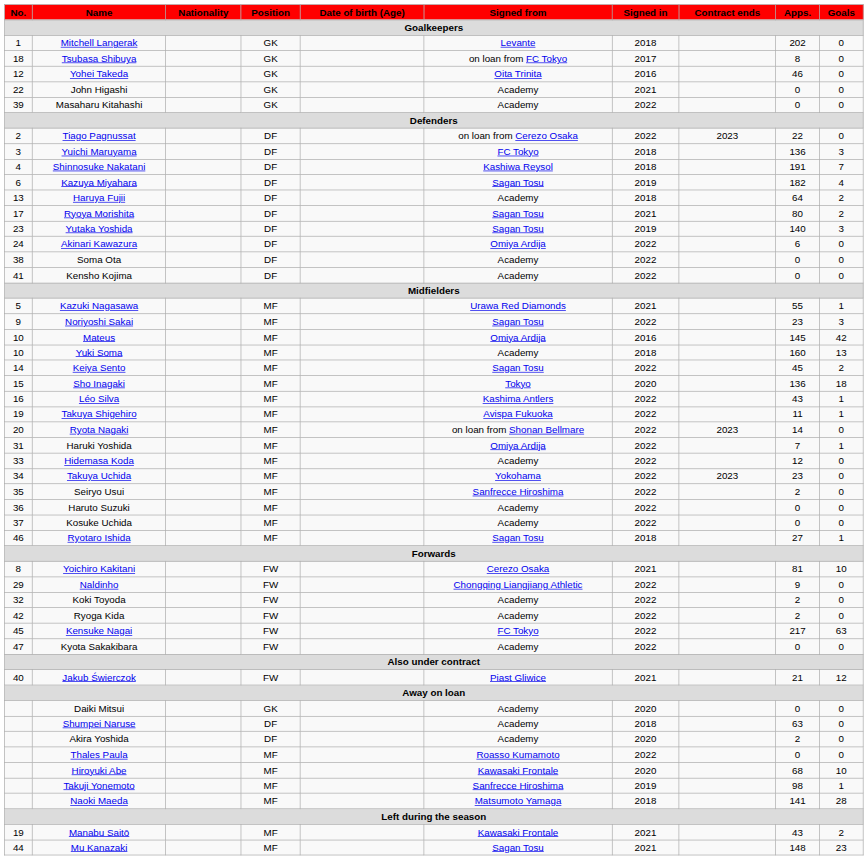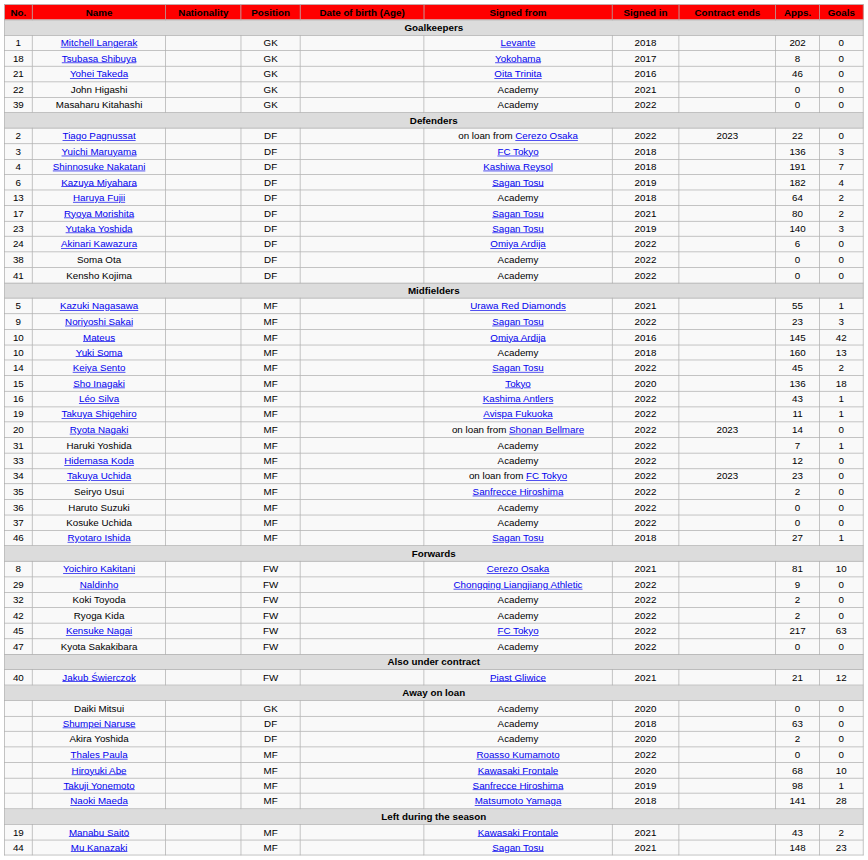(518, 59) on loan from FC Tokyo -> (518, 59) Yokohama
(18, 74) 12 -> (18, 74) 21
(518, 446) Omiya Ardija -> (518, 446) Academy
(518, 477) Yokohama -> (518, 477) on loan from FC Tokyo
